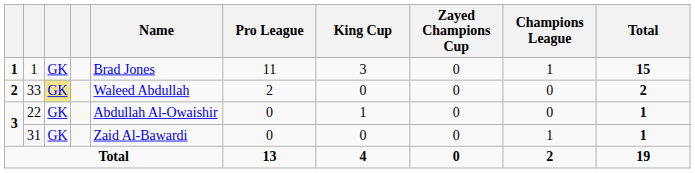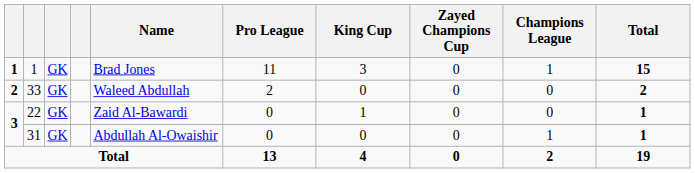(57, 91) khaki background -> (57, 91) no background
(155, 113) Abdullah Al-Owaishir -> (140, 113) Zaid Al-Bawardi
(140, 135) Zaid Al-Bawardi -> (155, 135) Abdullah Al-Owaishir
